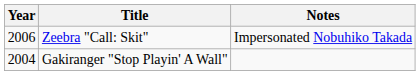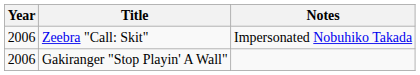(22, 59) 2004 -> (22, 59) 2006
